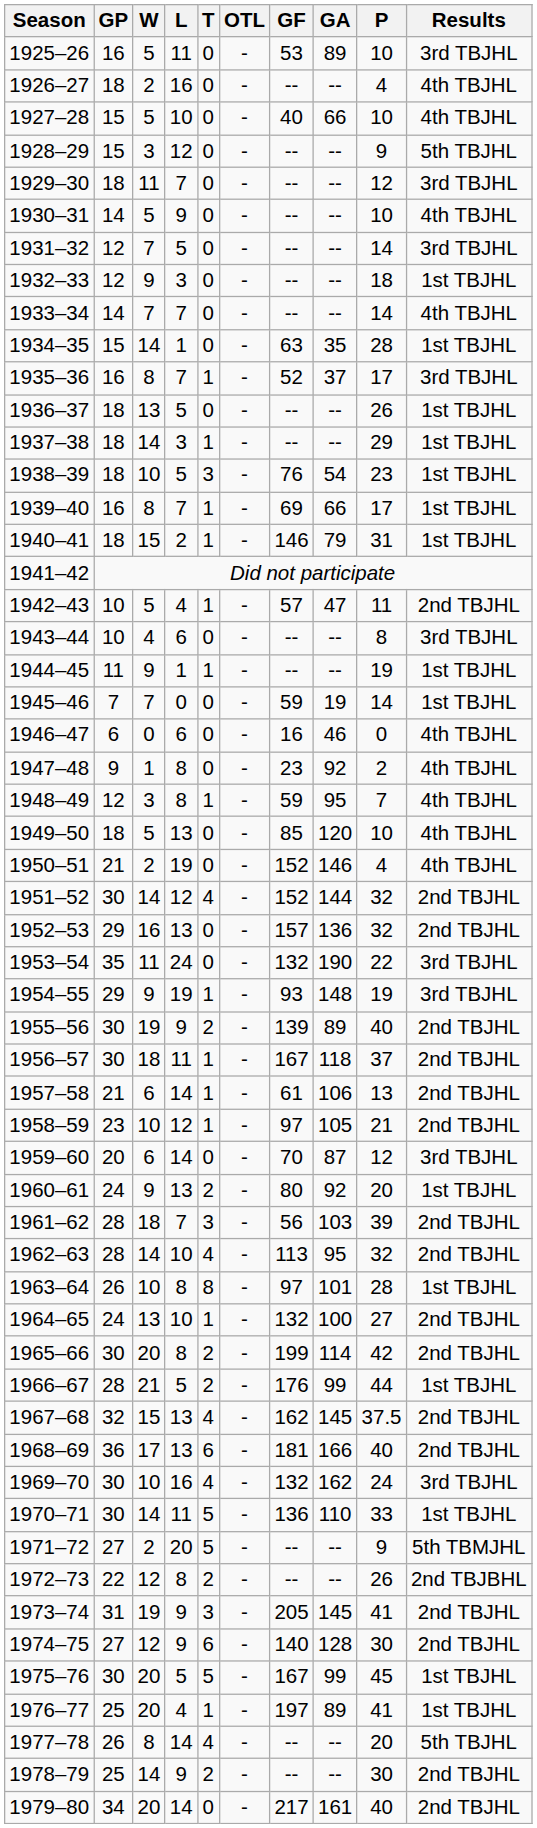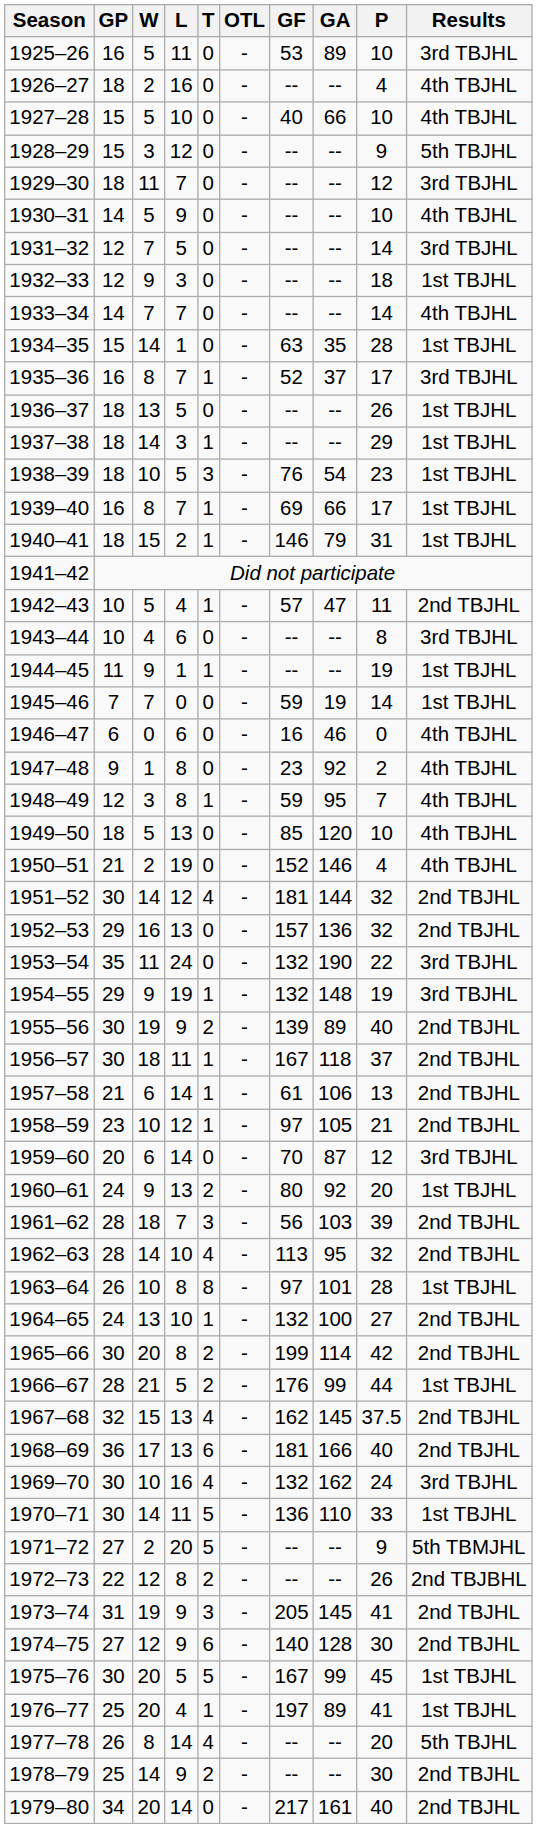(291, 897) 152 -> (291, 897) 181
(291, 995) 93 -> (291, 995) 132
